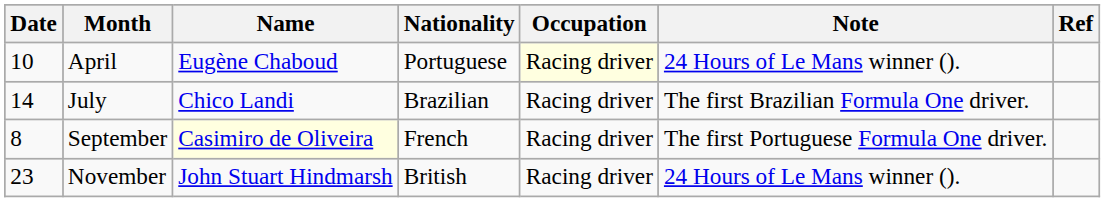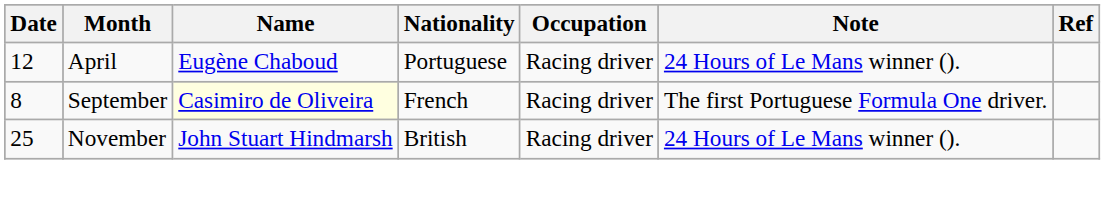(22, 61) 10 -> (22, 61) 12
(589, 61) lightyellow background -> (589, 61) no background
- row: (87, 100)
(22, 176) 23 -> (22, 138) 25
